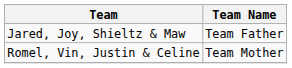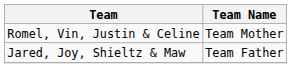rows swapped: (103, 53) <-> (96, 33)
